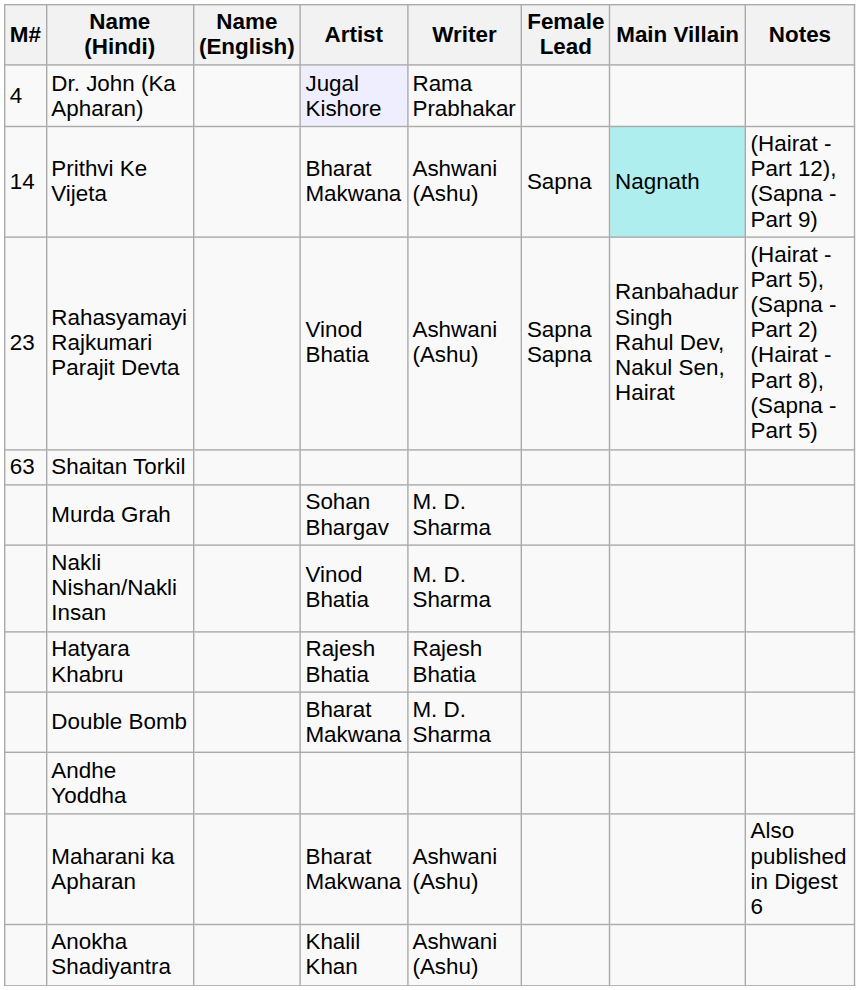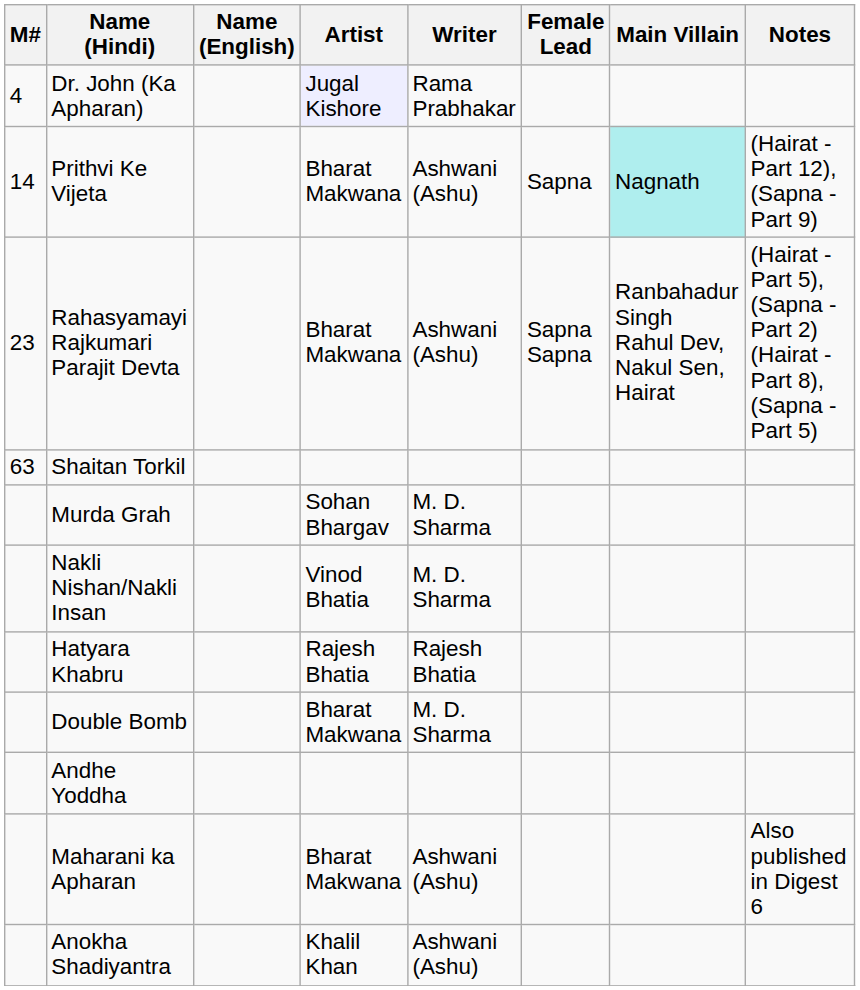(337, 343) Vinod Bhatia -> (353, 343) Bharat Makwana
